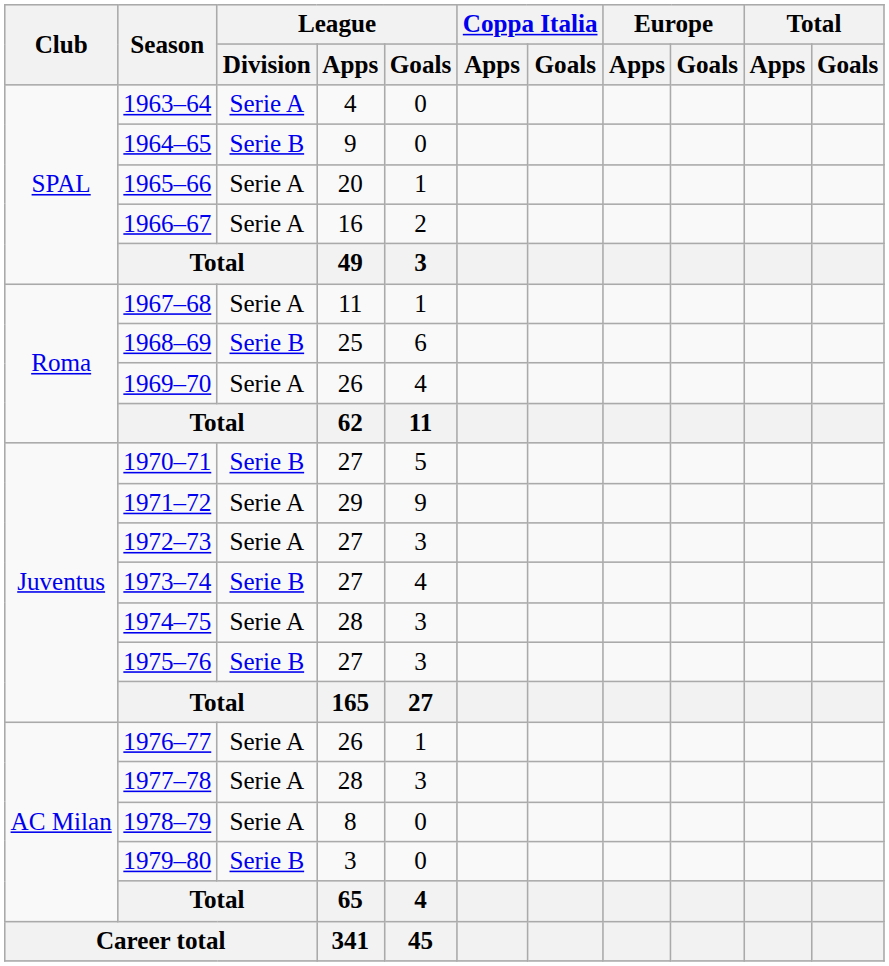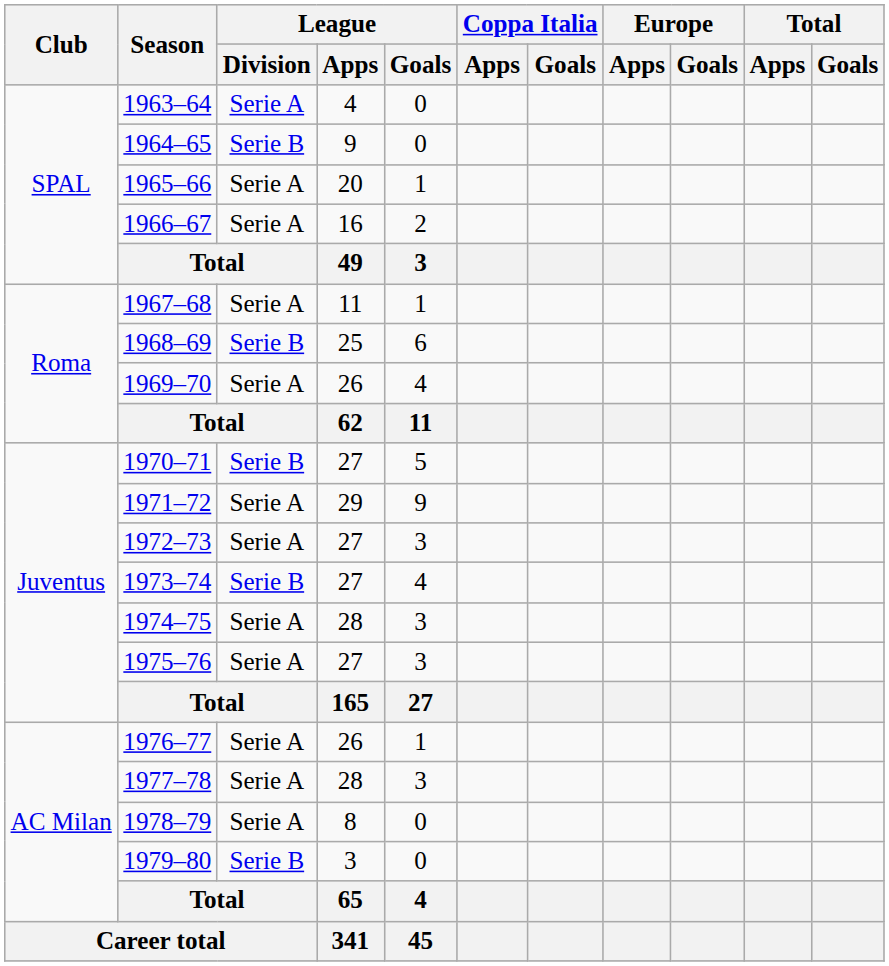(267, 661) Serie B -> (267, 661) Serie A
